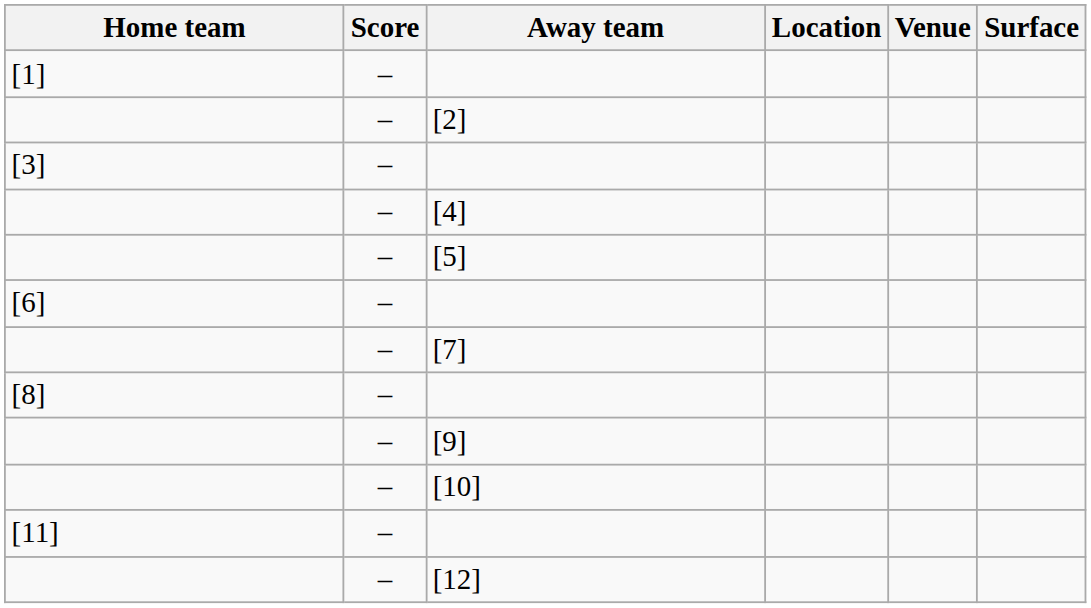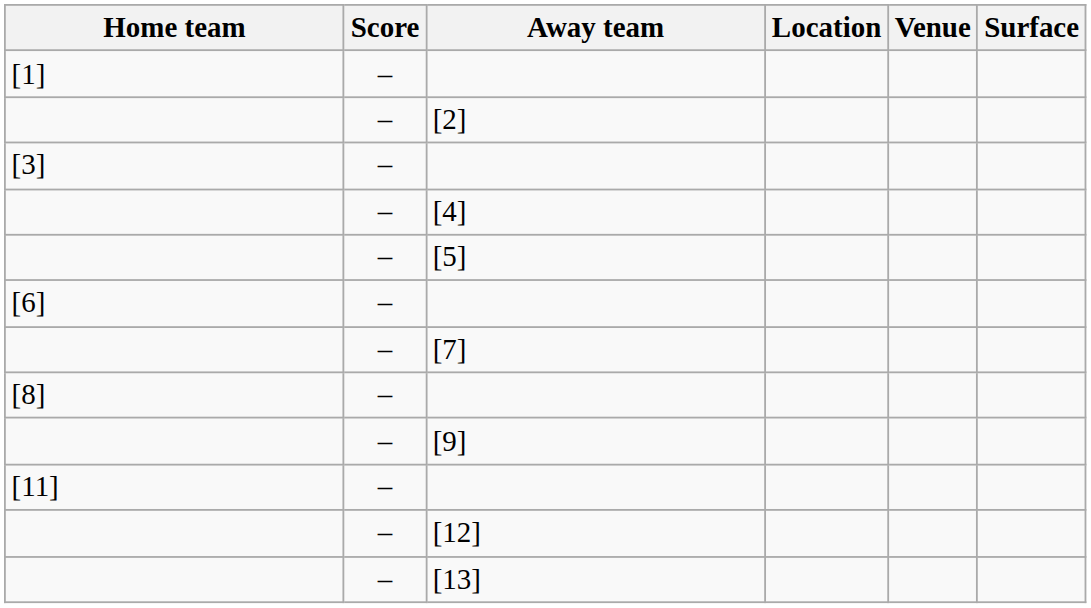- row: (174, 487)
+ row: (174, 579)
